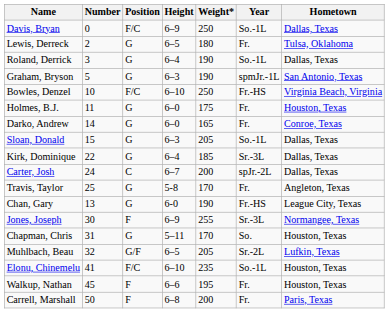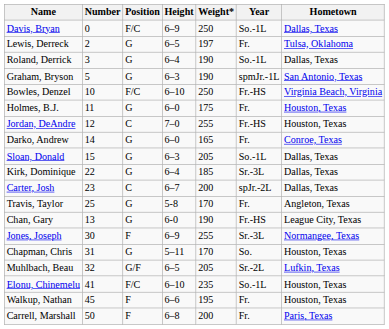(206, 44) 180 -> (206, 44) 197
+ row: (41, 124)
(90, 172) 24 -> (90, 188) 23
